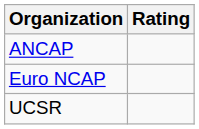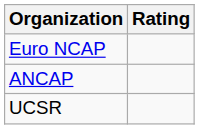rows swapped: (41, 49) <-> (57, 78)
